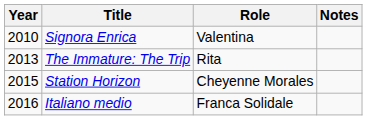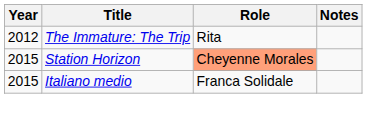- row: (91, 37)
(23, 59) 2013 -> (23, 37) 2012
(255, 81) no background -> (255, 59) lightsalmon background
(23, 103) 2016 -> (23, 81) 2015
